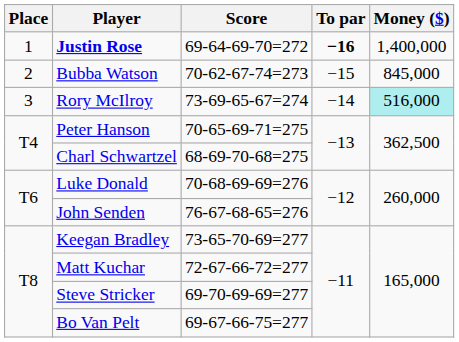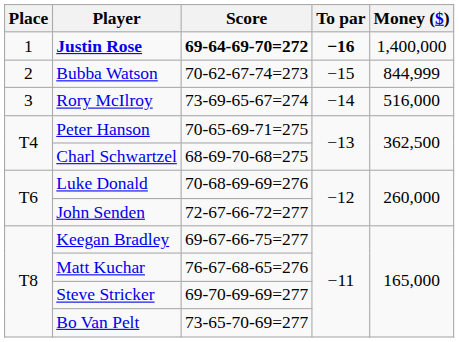(247, 45) normal -> (247, 45) bold
(411, 73) 845,000 -> (412, 73) 844,999
(411, 101) paleturquoise background -> (412, 101) no background
(247, 211) 76-67-68-65=276 -> (247, 211) 72-67-66-72=277
(247, 239) 73-65-70-69=277 -> (247, 239) 69-67-66-75=277
(247, 267) 72-67-66-72=277 -> (247, 267) 76-67-68-65=276
(247, 322) 69-67-66-75=277 -> (247, 322) 73-65-70-69=277
